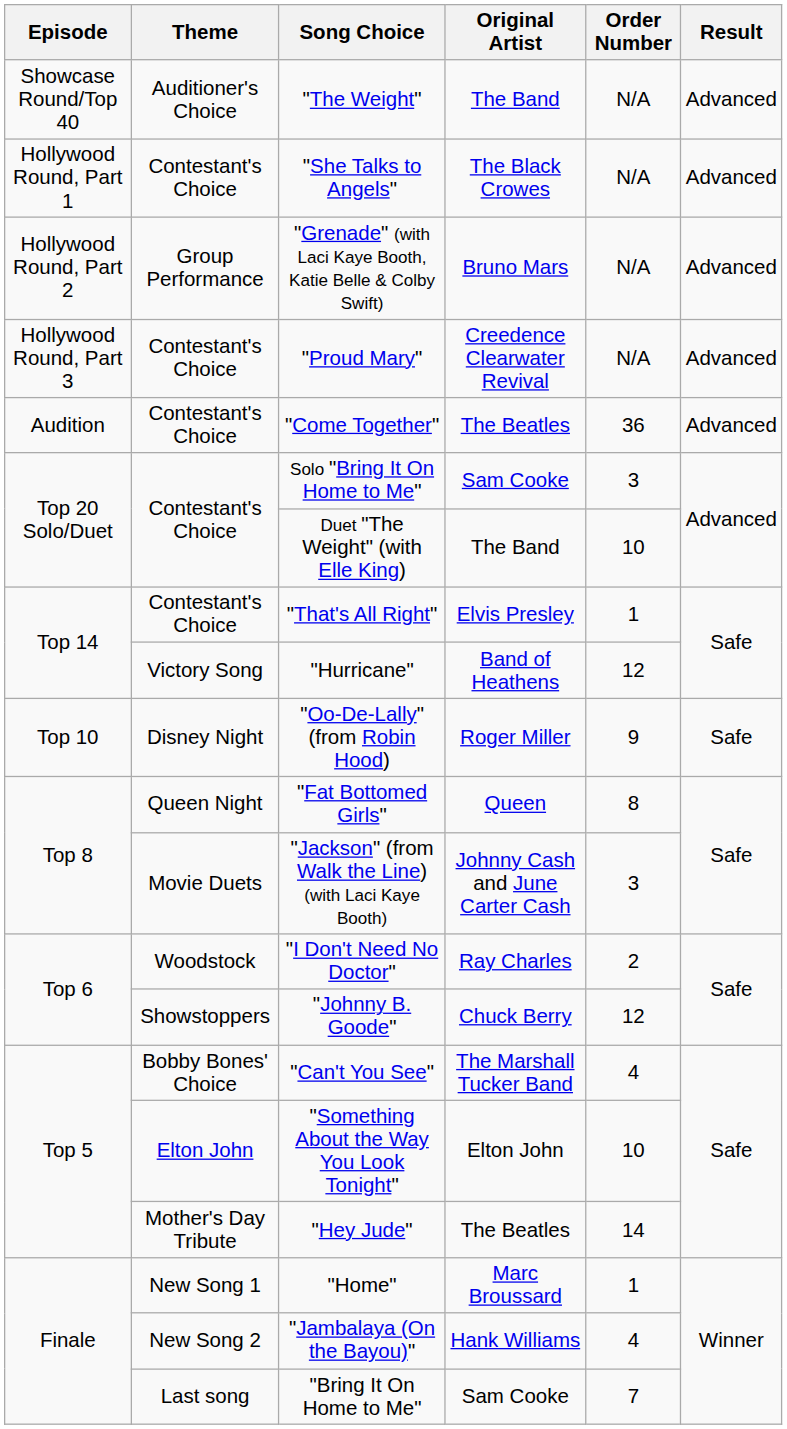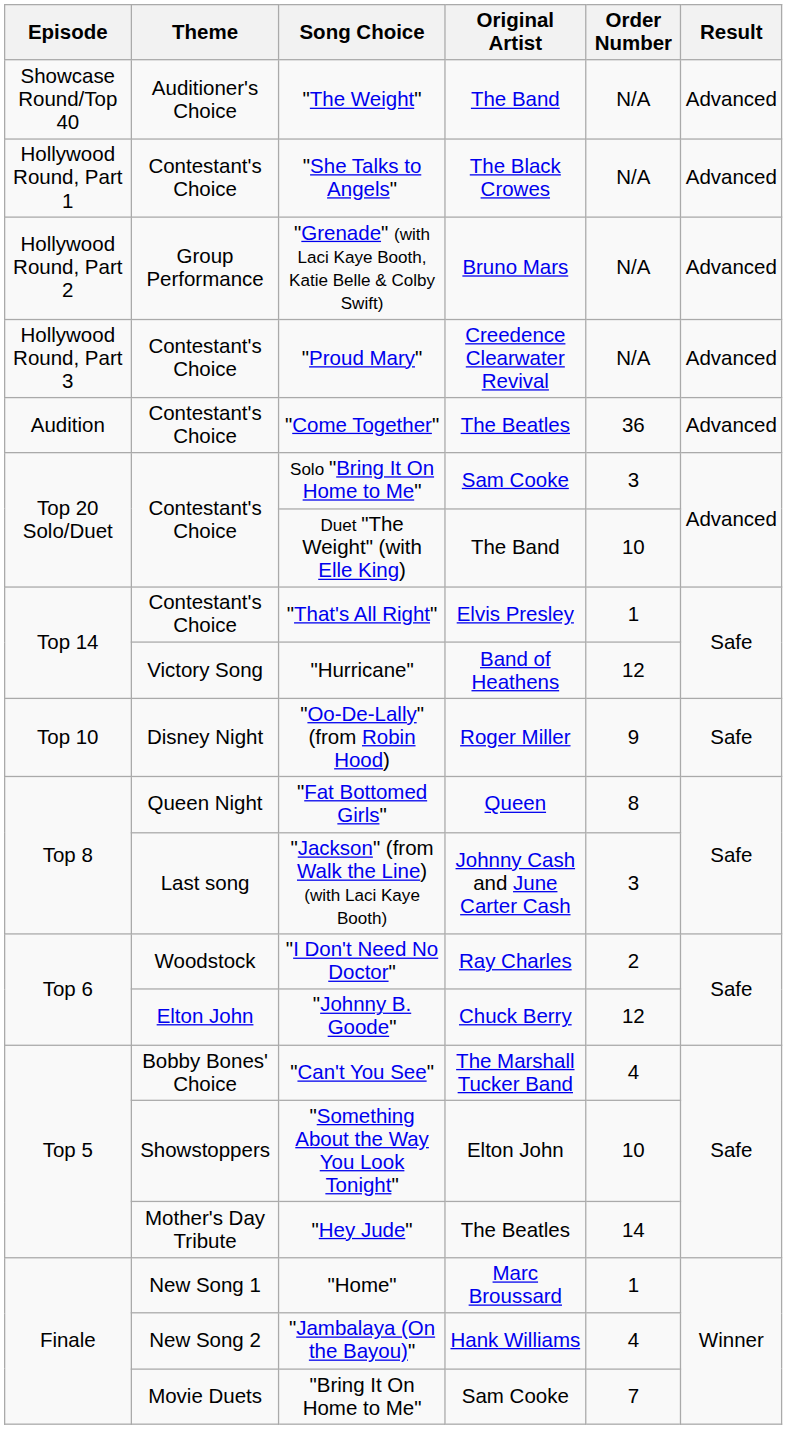(205, 882) Movie Duets -> (205, 882) Last song
(205, 1016) Showstoppers -> (205, 1016) Elton John
(205, 1150) Elton John -> (205, 1150) Showstoppers
(205, 1396) Last song -> (205, 1396) Movie Duets
